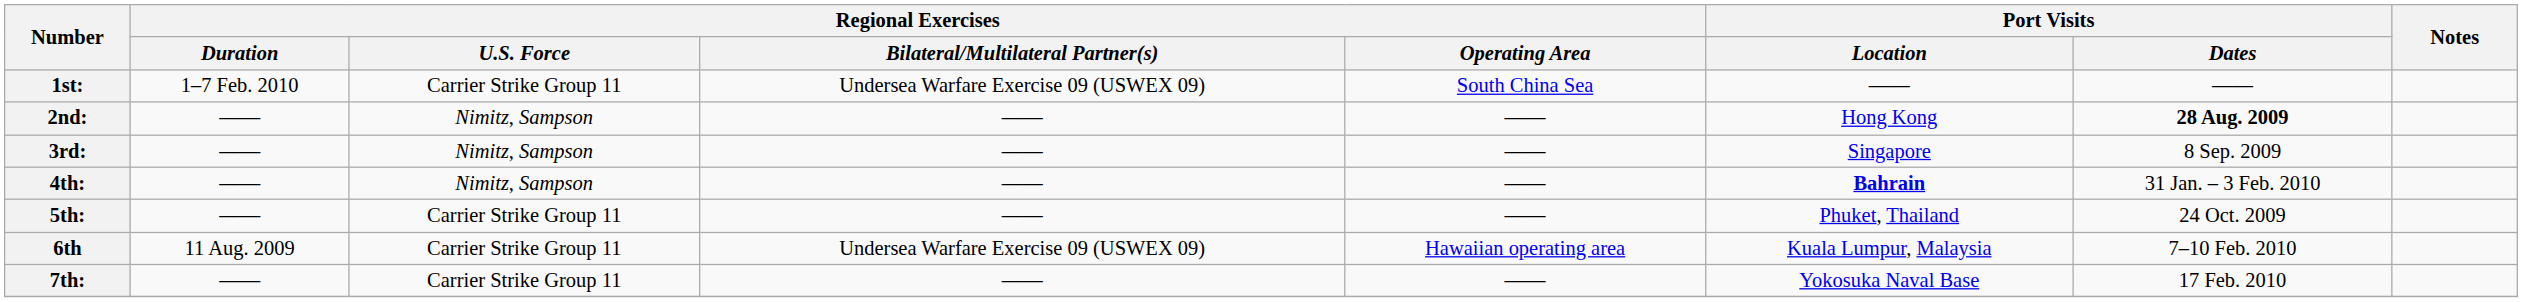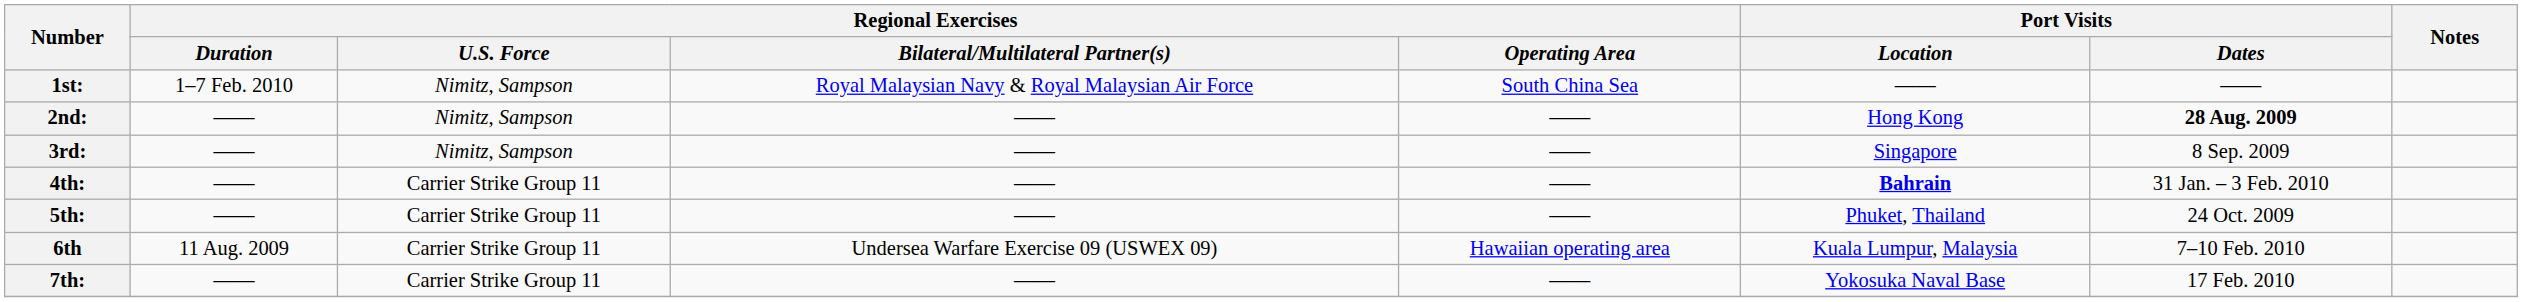(524, 85) Carrier Strike Group 11 -> (504, 85) Nimitz, Sampson
(1022, 85) Undersea Warfare Exercise 09 (USWEX 09) -> (1034, 85) Royal Malaysian Navy & Royal Malaysian Air Force
(524, 183) Nimitz, Sampson -> (504, 183) Carrier Strike Group 11
